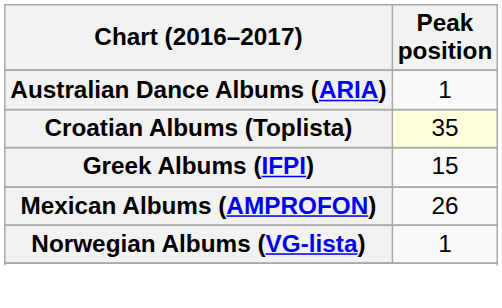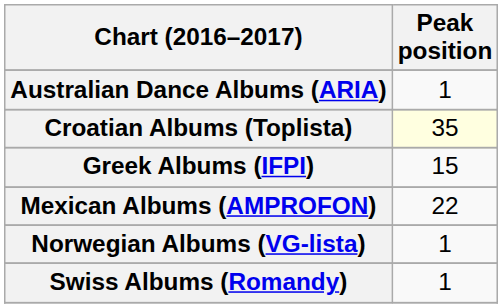(445, 205) 26 -> (445, 205) 22
+ row: (198, 282)
